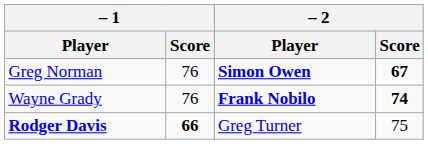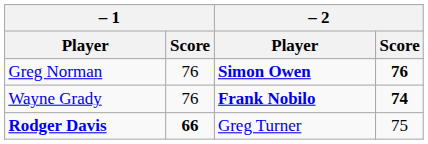(400, 71) 67 -> (400, 71) 76
